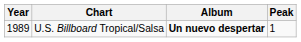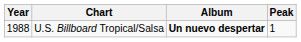(18, 28) 1989 -> (18, 28) 1988
